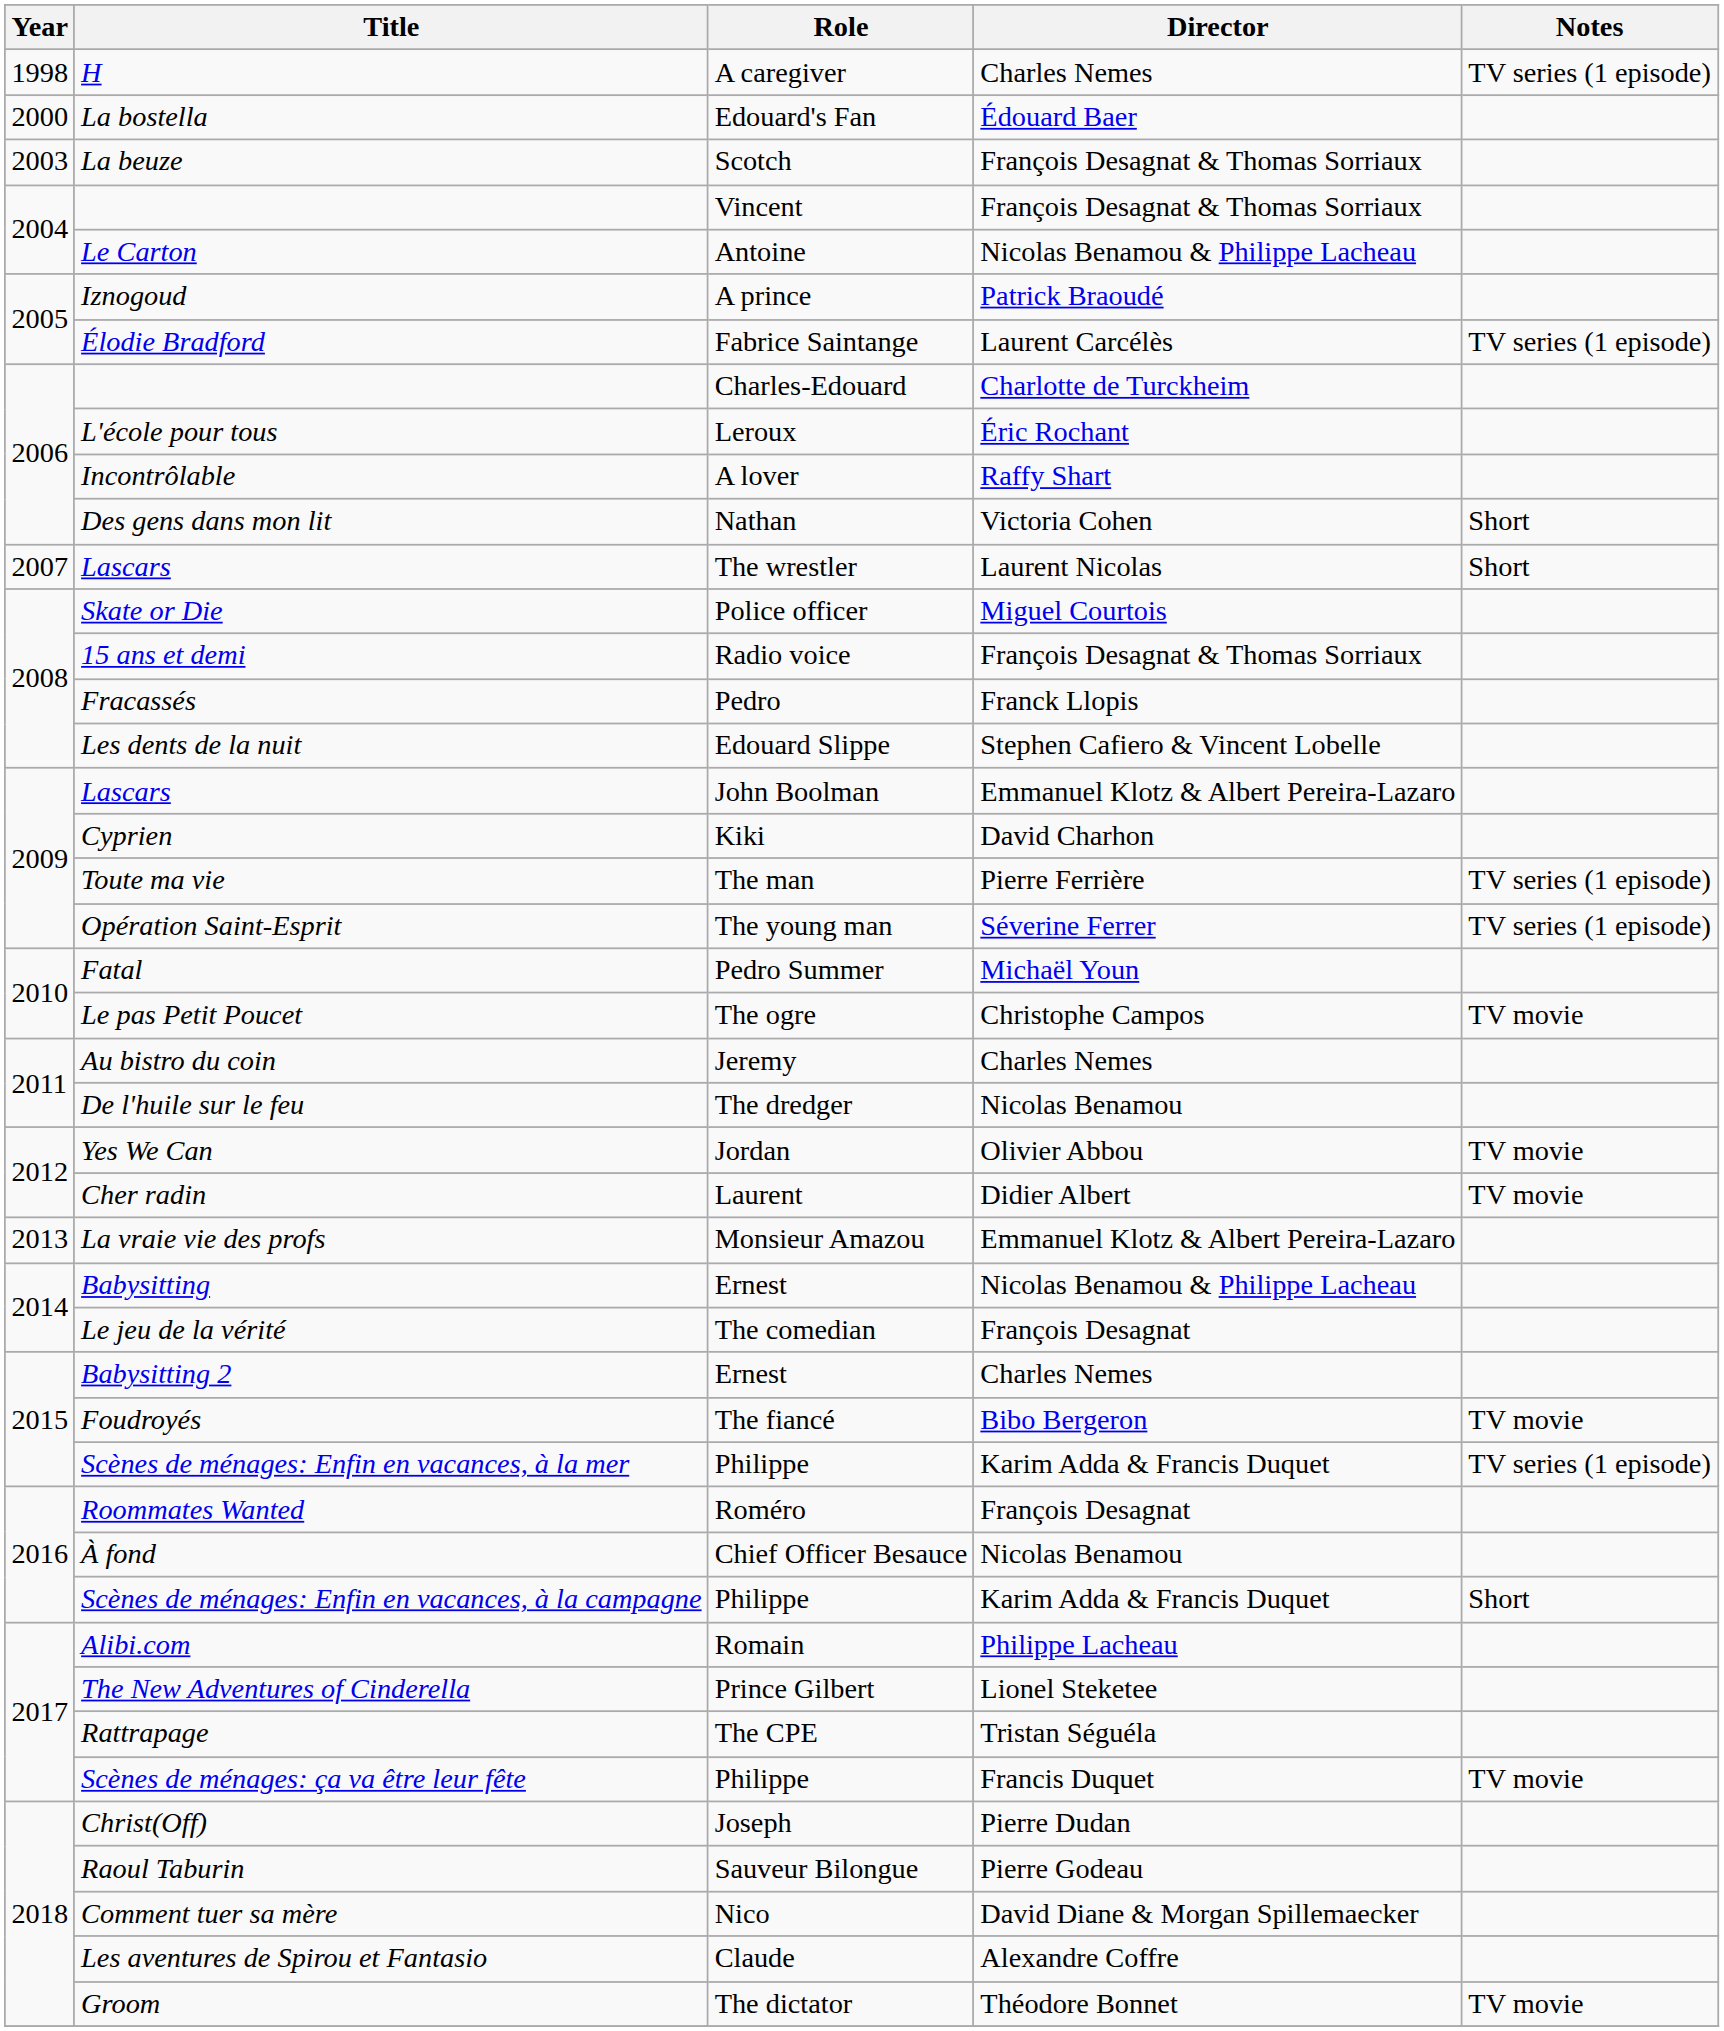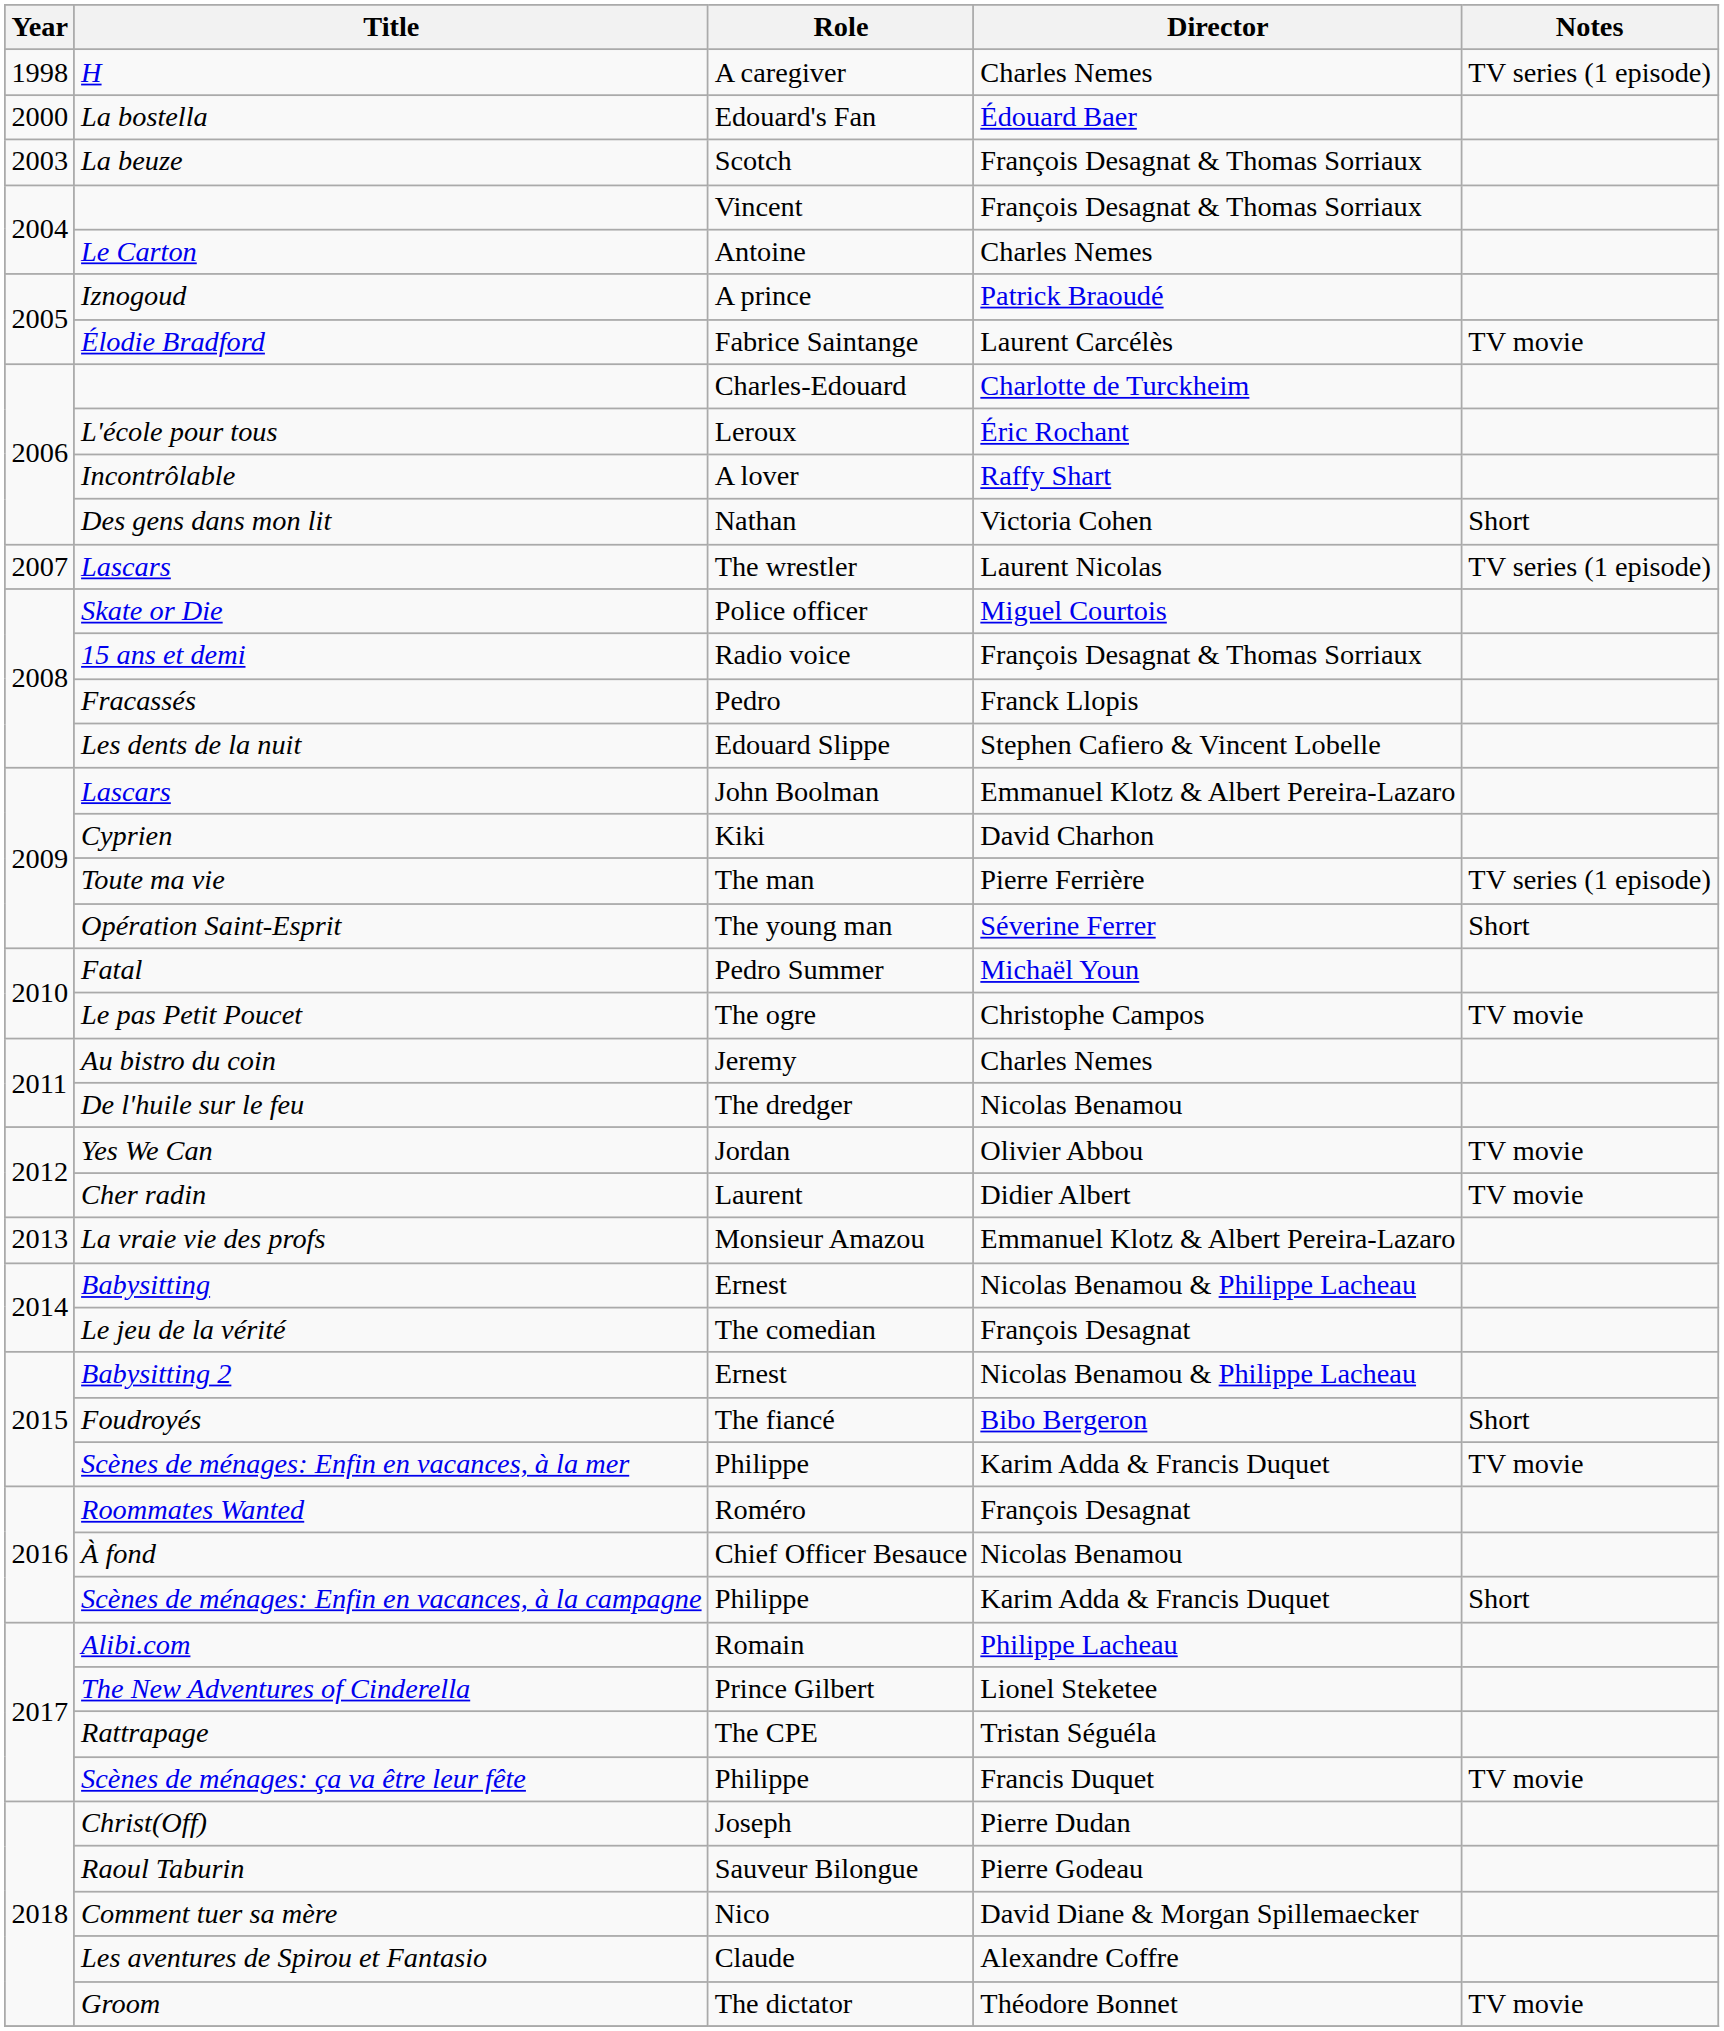(1198, 251) Nicolas Benamou & Philippe Lacheau -> (1066, 251) Charles Nemes
(1590, 341) TV series (1 episode) -> (1526, 341) TV movie
(1499, 565) Short -> (1590, 565) TV series (1 episode)
(1590, 925) TV series (1 episode) -> (1499, 925) Short
(1066, 1374) Charles Nemes -> (1198, 1374) Nicolas Benamou & Philippe Lacheau
(1526, 1419) TV movie -> (1499, 1419) Short
(1590, 1464) TV series (1 episode) -> (1526, 1464) TV movie
